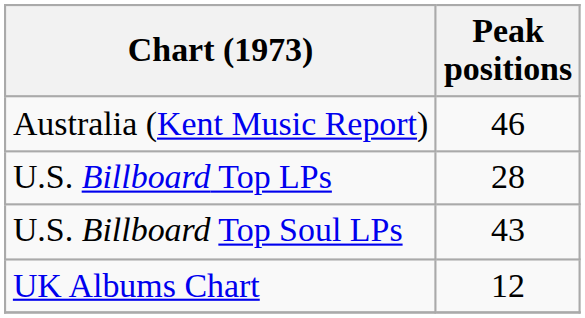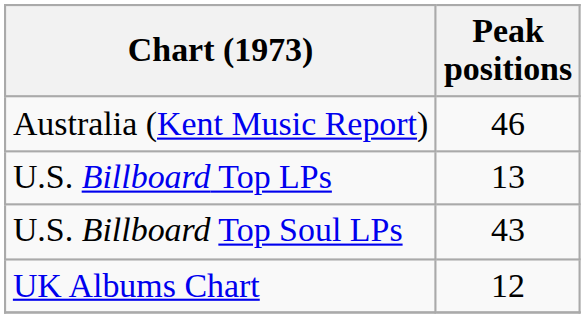(508, 177) 28 -> (508, 177) 13
